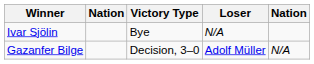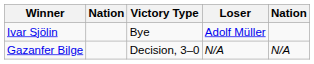(214, 31) N/A -> (235, 31) Adolf Müller
(235, 50) Adolf Müller -> (214, 50) N/A
